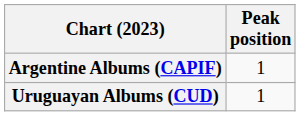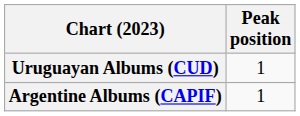rows swapped: (115, 67) <-> (115, 96)
